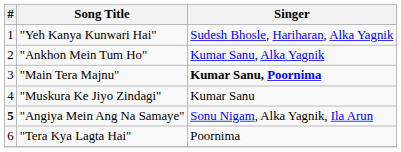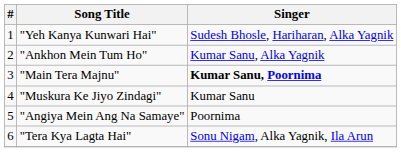(11, 116) bold -> (11, 116) normal
(282, 116) Sonu Nigam, Alka Yagnik, Ila Arun -> (215, 116) Poornima
(215, 136) Poornima -> (282, 136) Sonu Nigam, Alka Yagnik, Ila Arun
